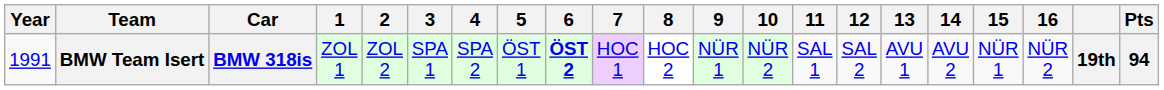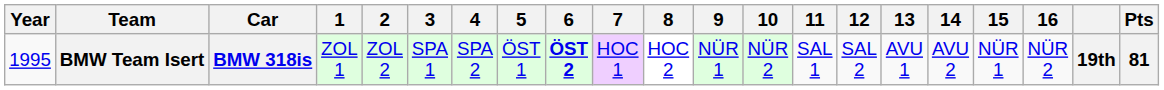(30, 59) 1991 -> (30, 59) 1995
(1139, 59) 94 -> (1139, 59) 81
